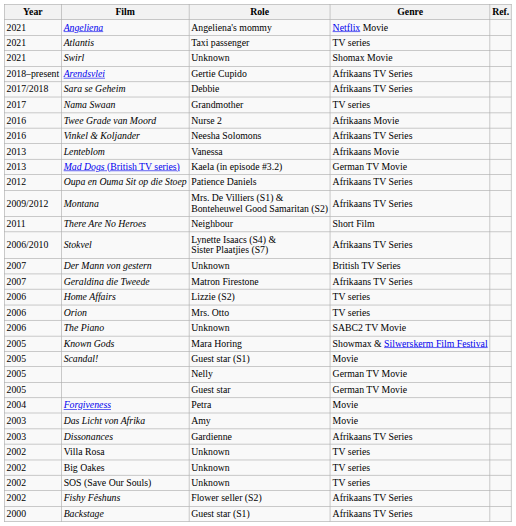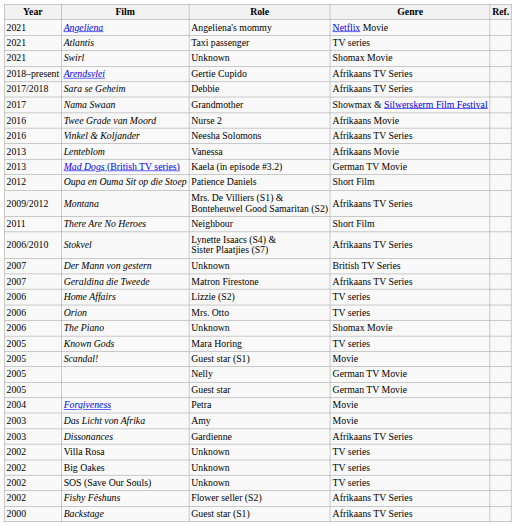(351, 105) TV series -> (410, 105) Showmax & Silwerskerm Film Festival
(373, 182) Afrikaans TV Series -> (354, 182) Short Film
(369, 328) SABC2 TV Movie -> (363, 328) Shomax Movie
(410, 343) Showmax & Silwerskerm Film Festival -> (351, 343) TV series
